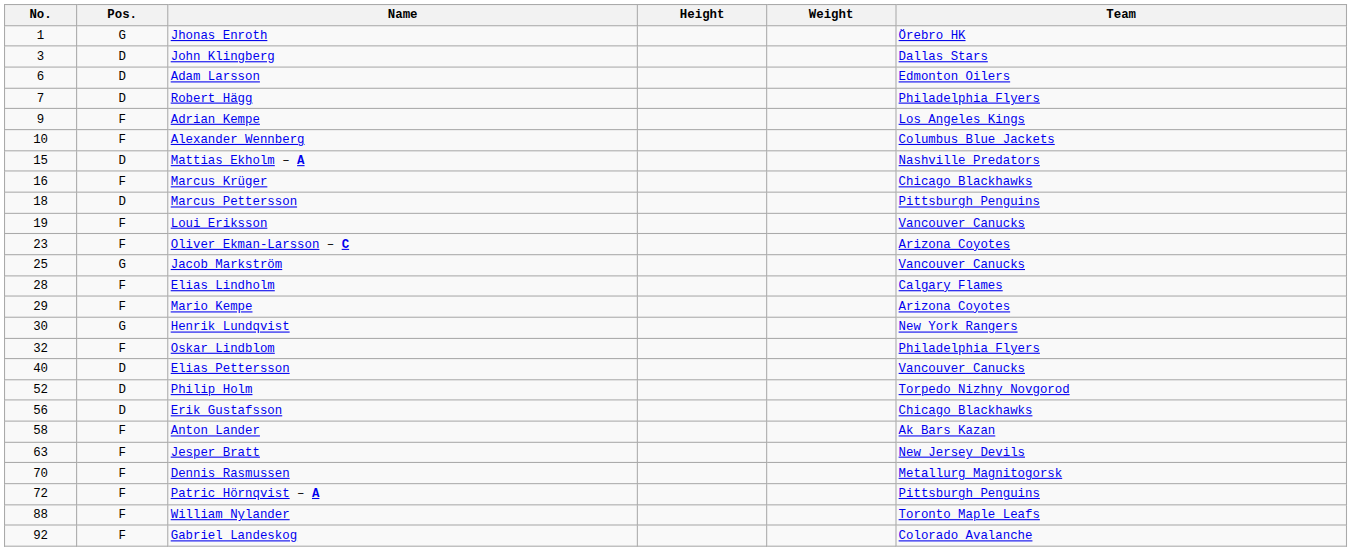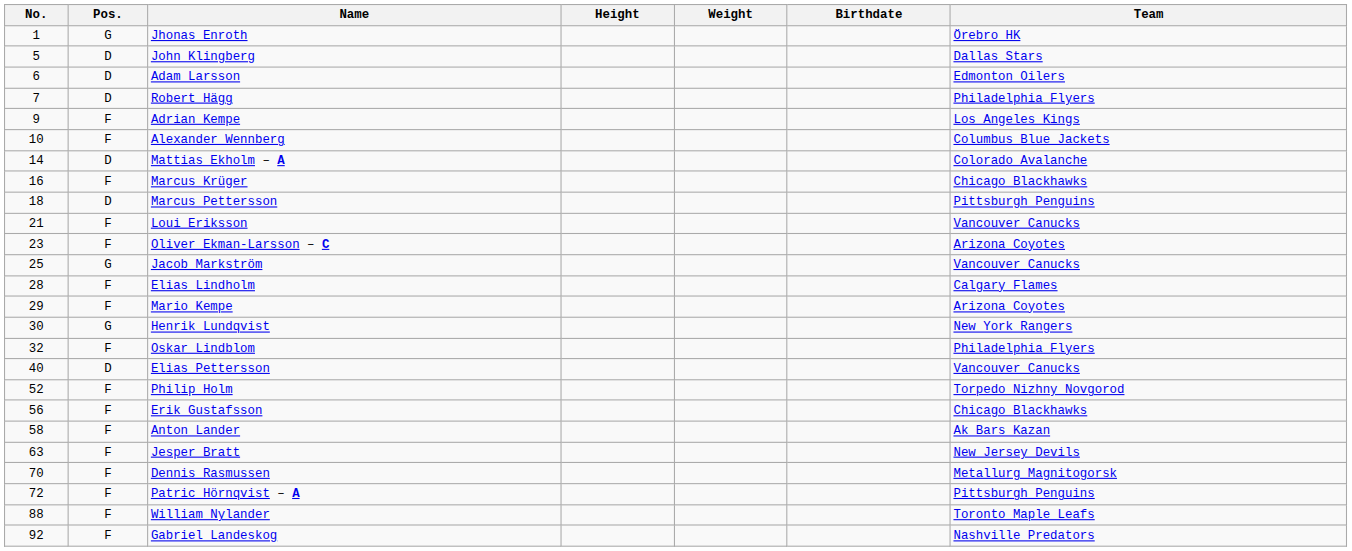+ column: (869, 15)
(41, 56) 3 -> (36, 56) 5
(41, 160) 15 -> (36, 160) 14
(969, 160) Nashville Predators -> (1020, 160) Colorado Avalanche
(41, 223) 19 -> (36, 223) 21
(122, 390) D -> (108, 390) F
(122, 411) D -> (108, 411) F
(966, 536) Colorado Avalanche -> (1024, 536) Nashville Predators
